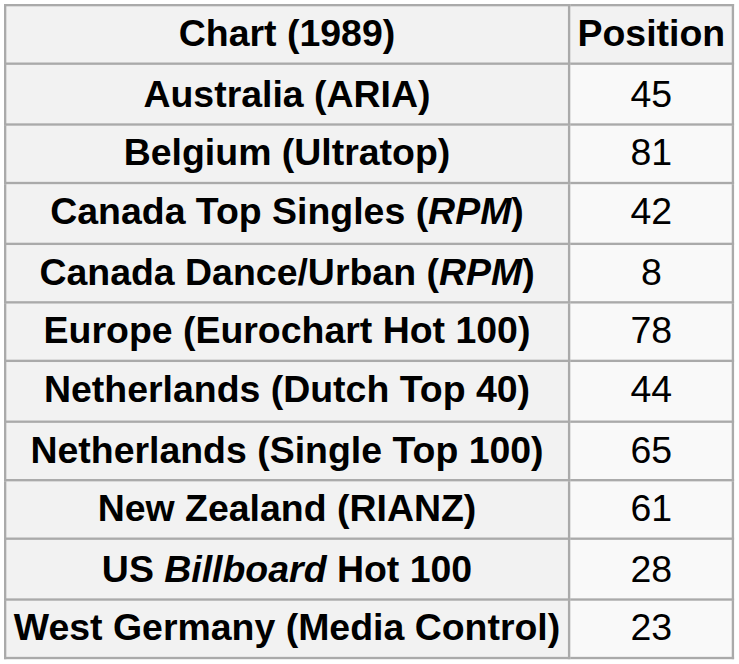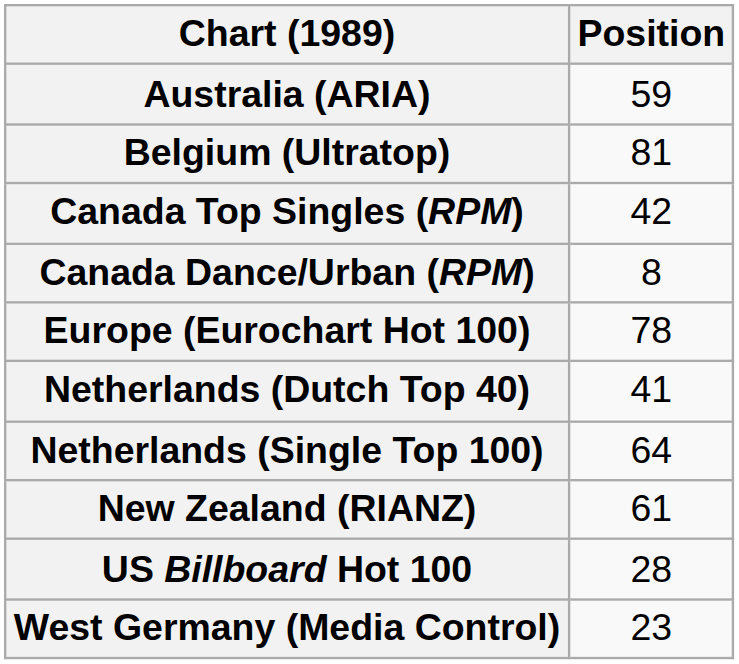(651, 93) 45 -> (651, 93) 59
(651, 390) 44 -> (651, 390) 41
(651, 449) 65 -> (651, 449) 64
